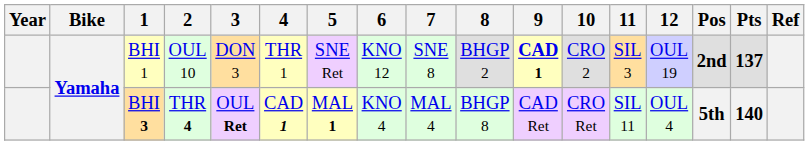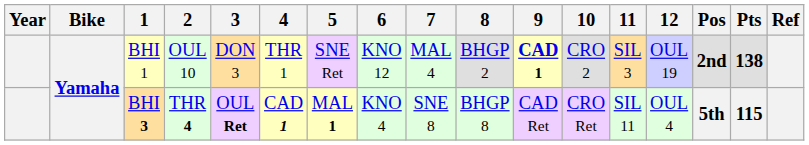(431, 61) SNE 8 -> (431, 61) MAL 4
(749, 61) 137 -> (749, 61) 138
(431, 114) MAL 4 -> (431, 114) SNE 8
(749, 114) 140 -> (749, 114) 115
